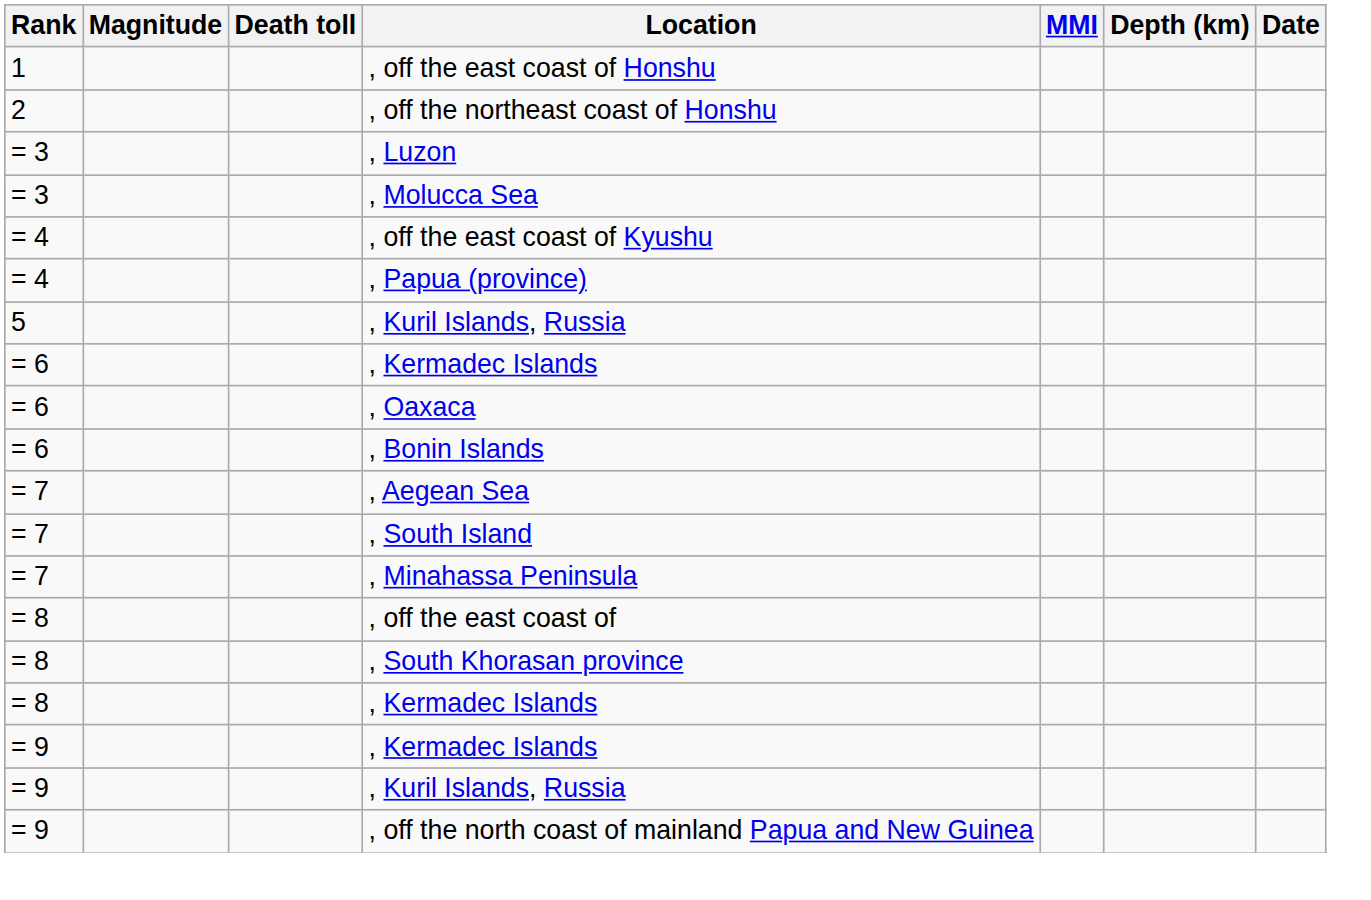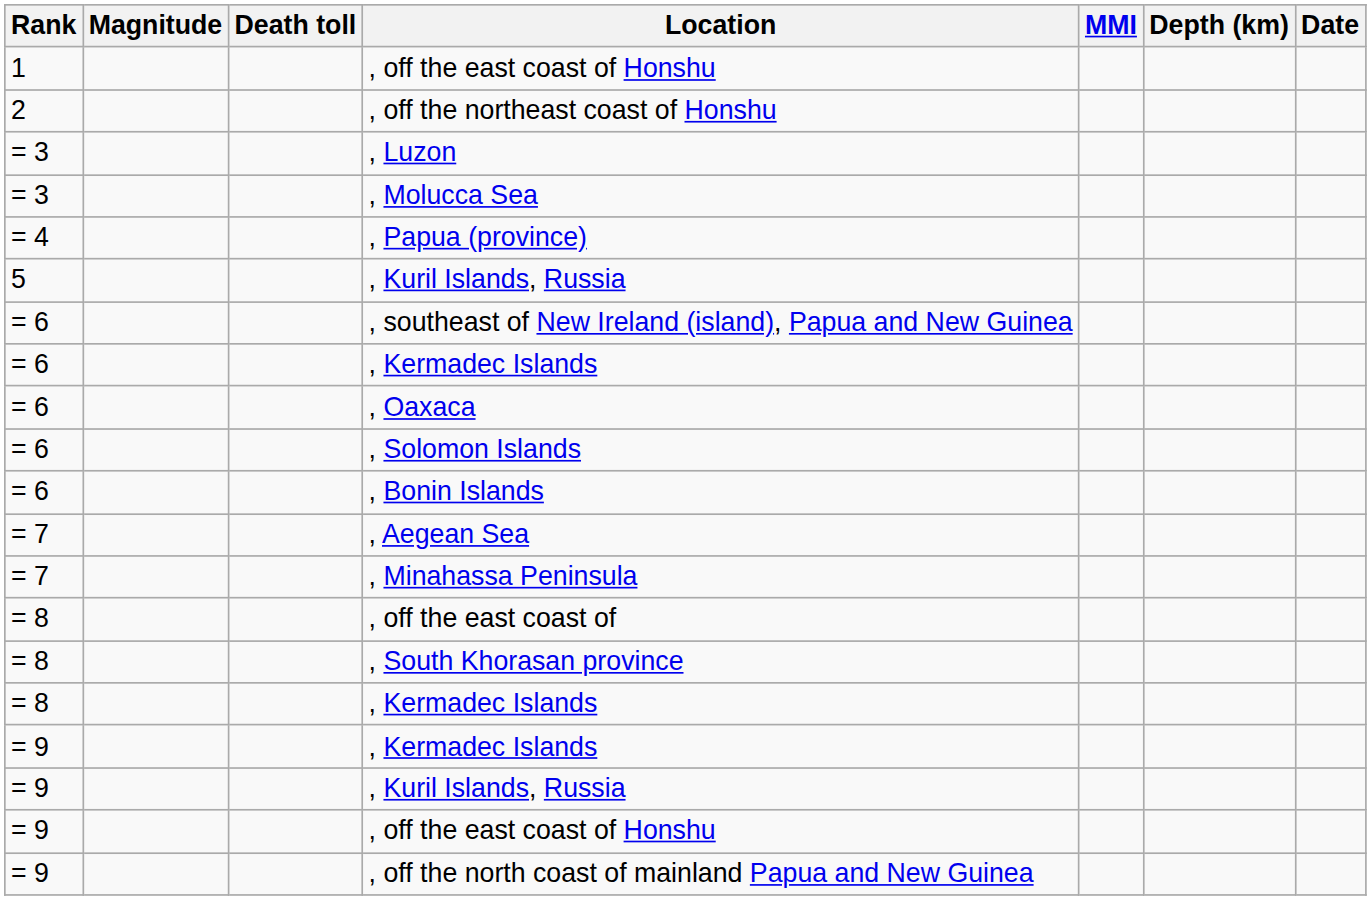- row: (30, 237)
+ row: (30, 322)
+ row: (30, 449)
- row: (30, 534)
+ row: (30, 830)
